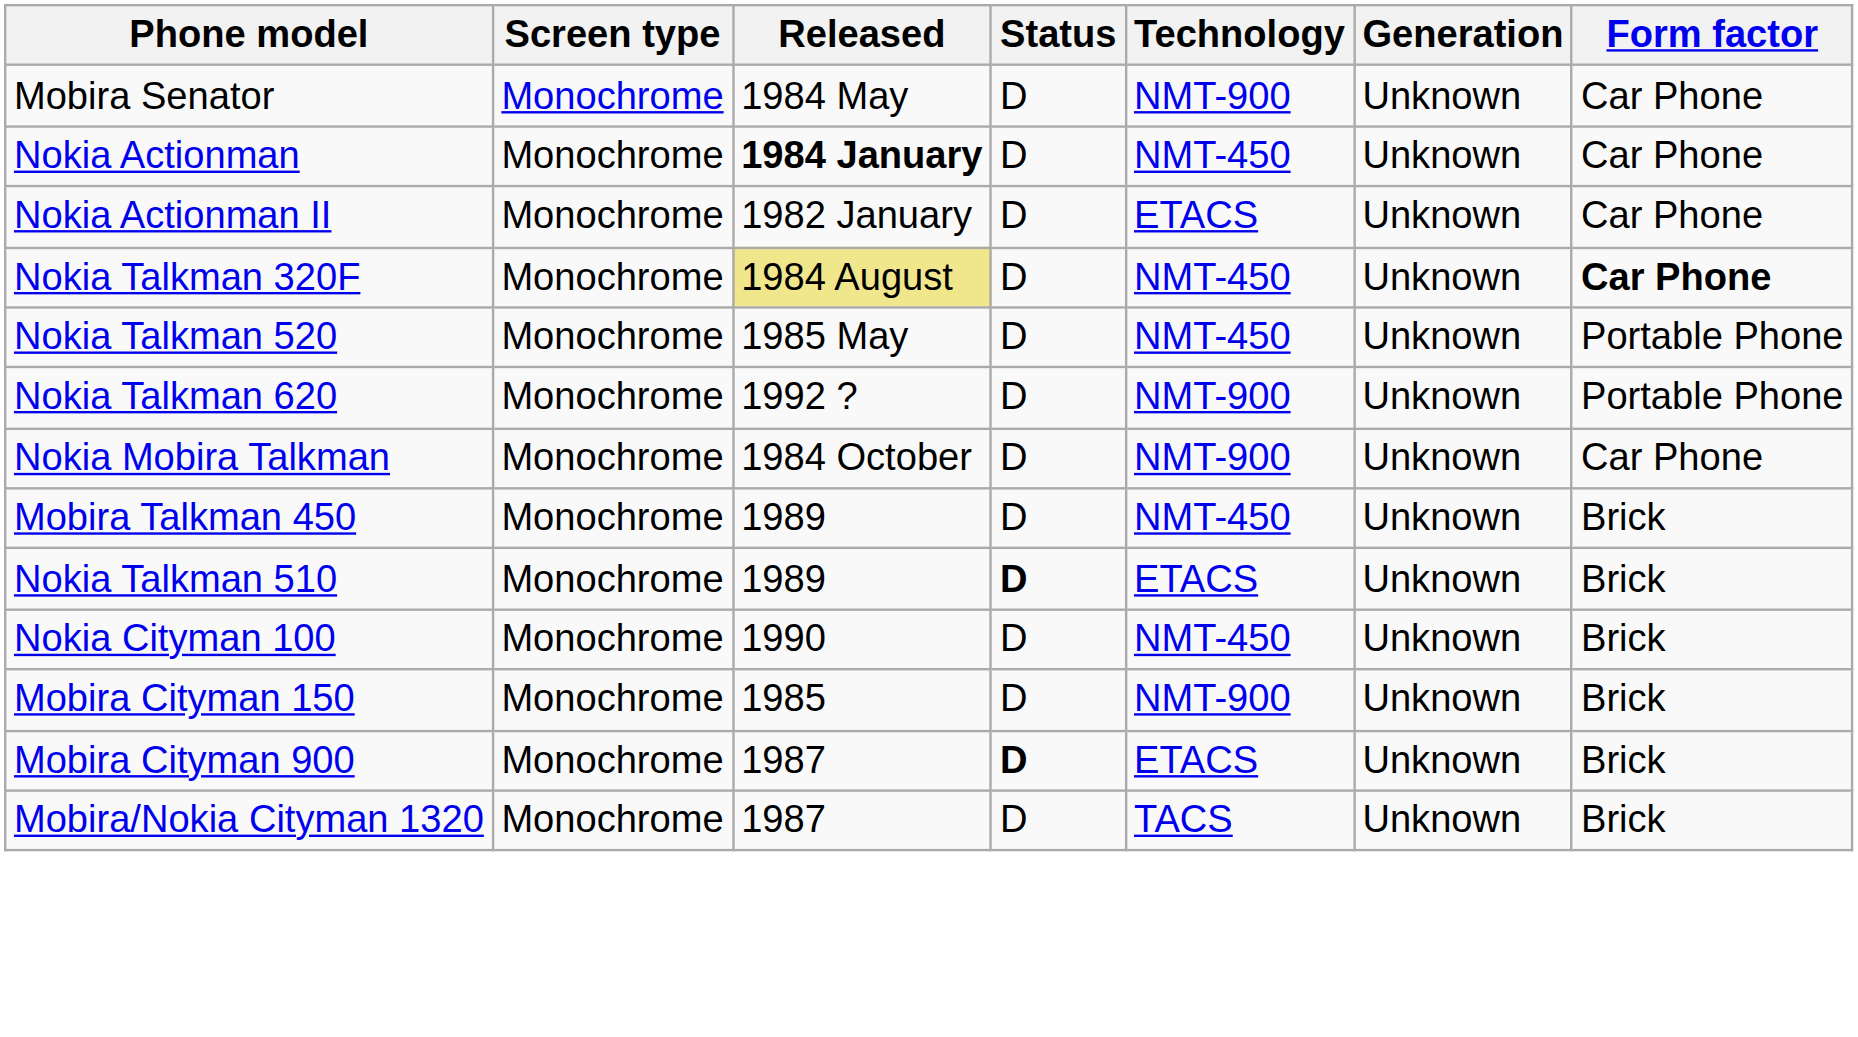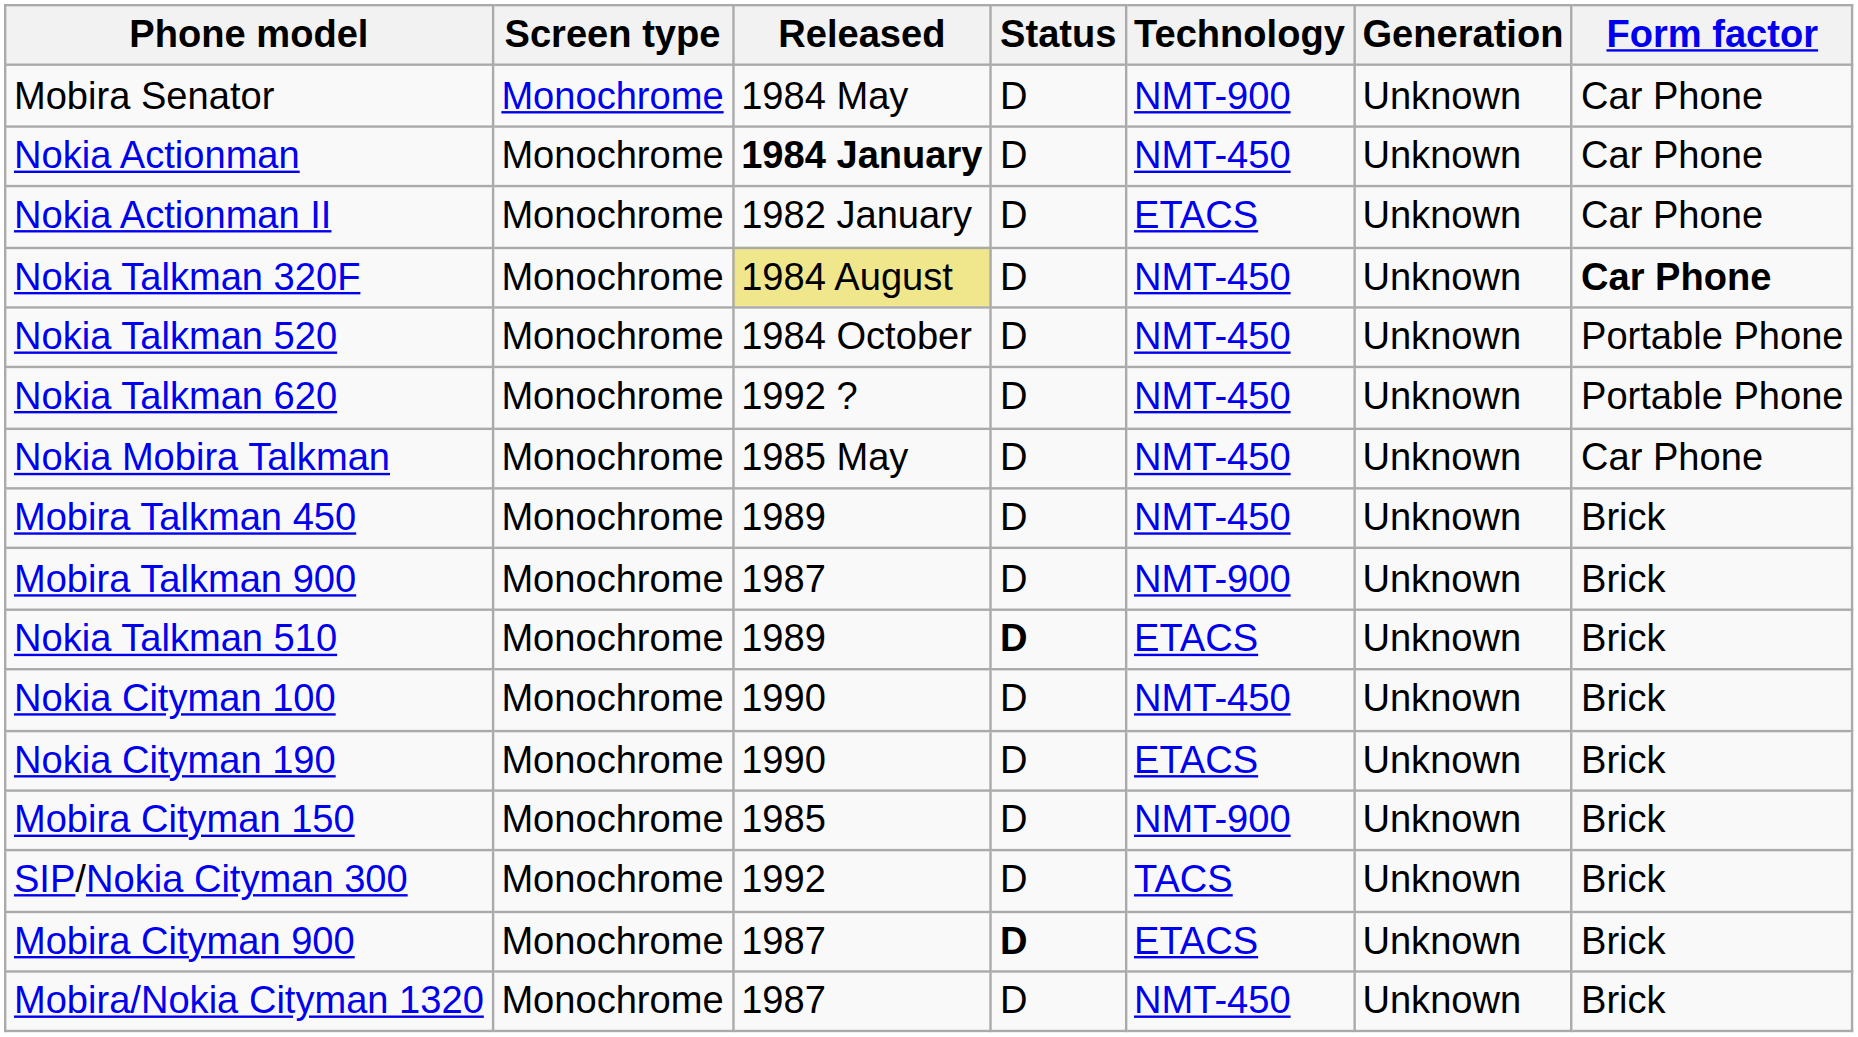(825, 336) 1985 May -> (857, 336) 1984 October
(1212, 397) NMT-900 -> (1212, 397) NMT-450
(857, 457) 1984 October -> (825, 457) 1985 May
(1212, 457) NMT-900 -> (1212, 457) NMT-450
+ row: (185, 578)
+ row: (175, 759)
+ row: (211, 880)
(1183, 819) TACS -> (1212, 1000) NMT-450
